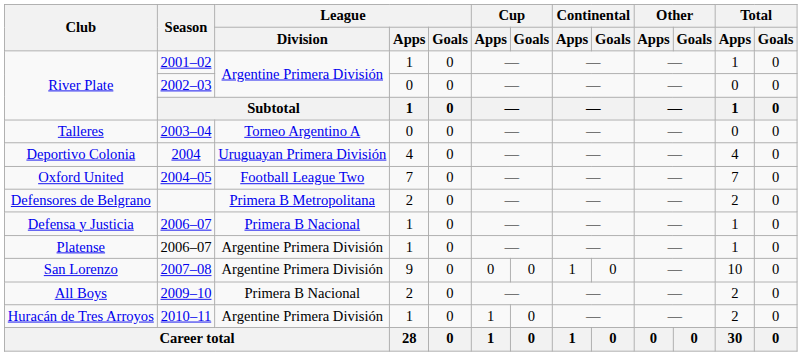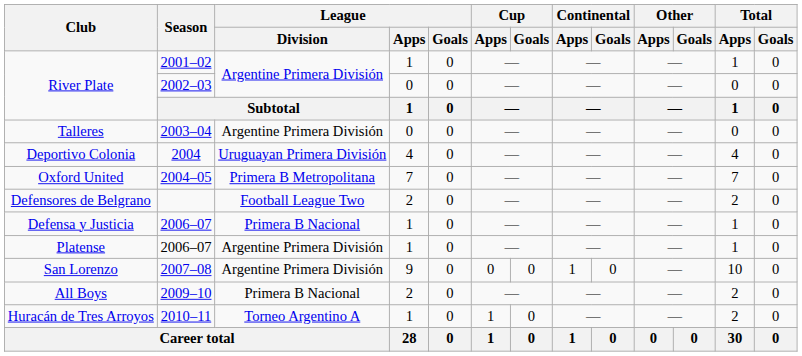(302, 131) Torneo Argentino A -> (302, 131) Argentine Primera División
(302, 177) Football League Two -> (302, 177) Primera B Metropolitana
(302, 200) Primera B Metropolitana -> (302, 200) Football League Two
(302, 316) Argentine Primera División -> (302, 316) Torneo Argentino A
